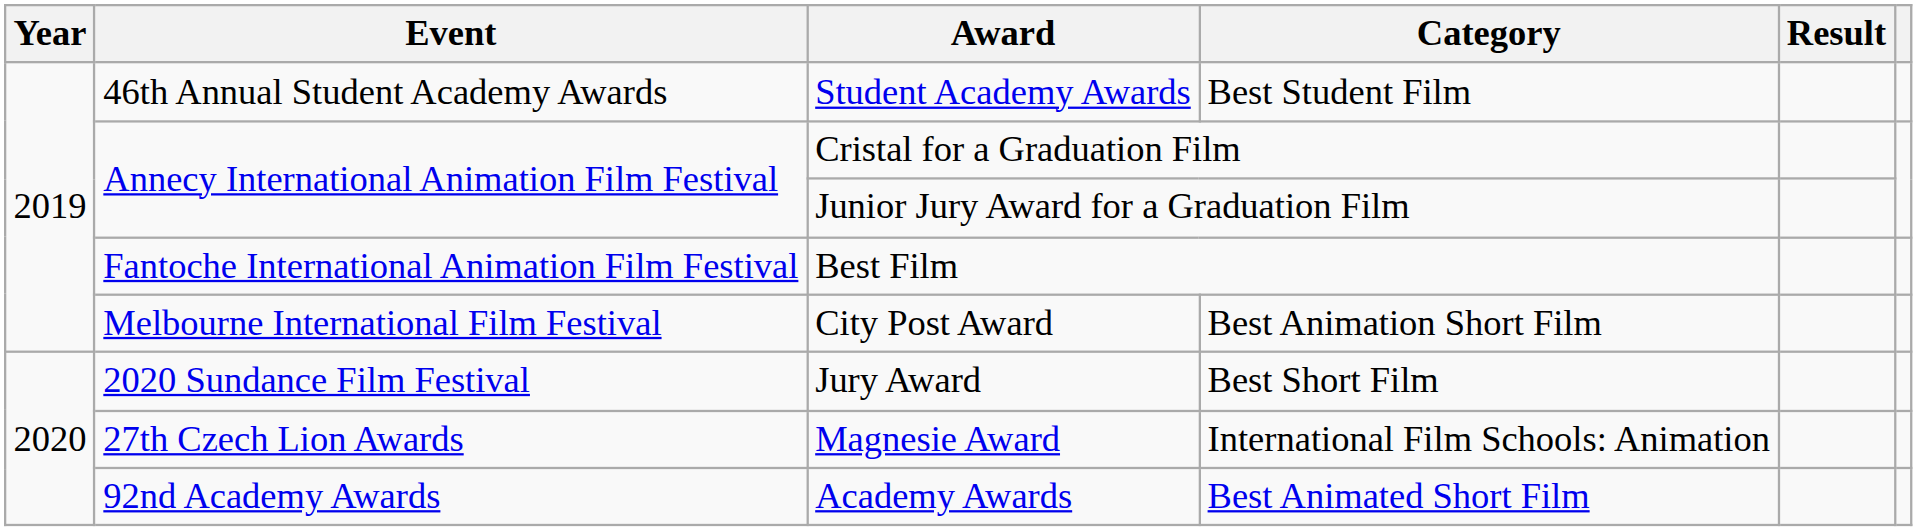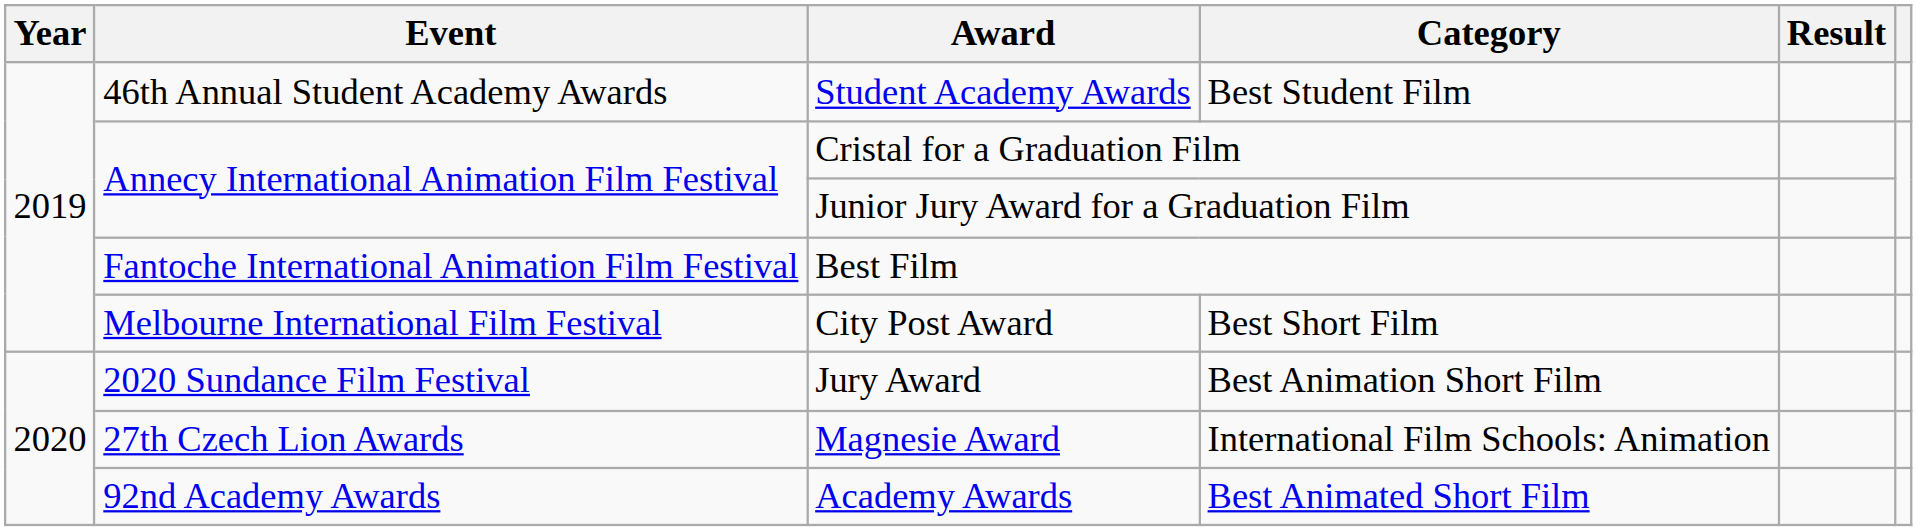(1405, 322) Best Animation Short Film -> (1323, 322) Best Short Film
(1323, 380) Best Short Film -> (1405, 380) Best Animation Short Film
